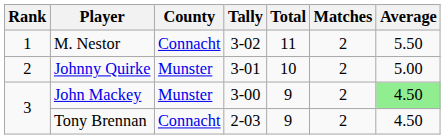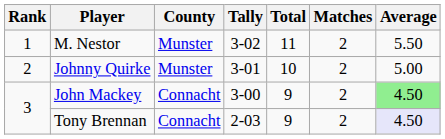(189, 43) Connacht -> (185, 43) Munster
(185, 95) Munster -> (189, 95) Connacht
(408, 120) no background -> (408, 120) lavender background
